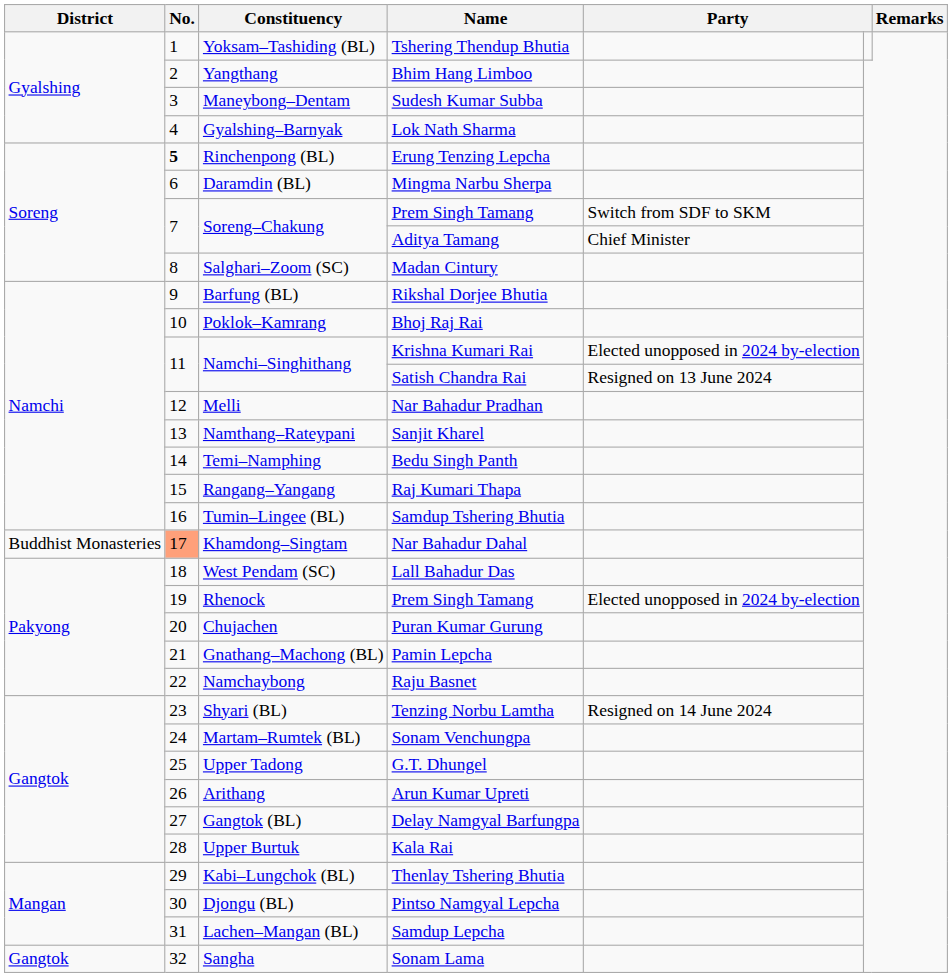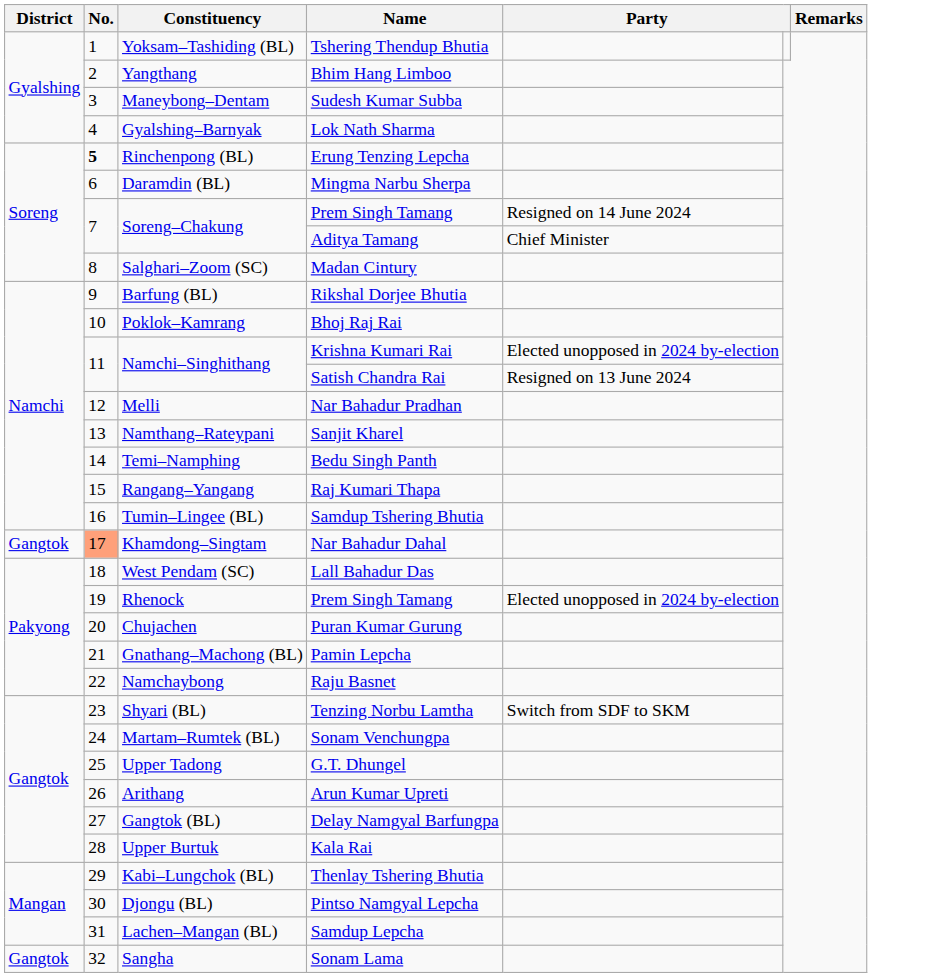(679, 211) Switch from SDF to SKM -> (599, 211) Resigned on 14 June 2024
(85, 543) Buddhist Monasteries -> (39, 543) Gangtok
(680, 709) Resigned on 14 June 2024 -> (598, 709) Switch from SDF to SKM
